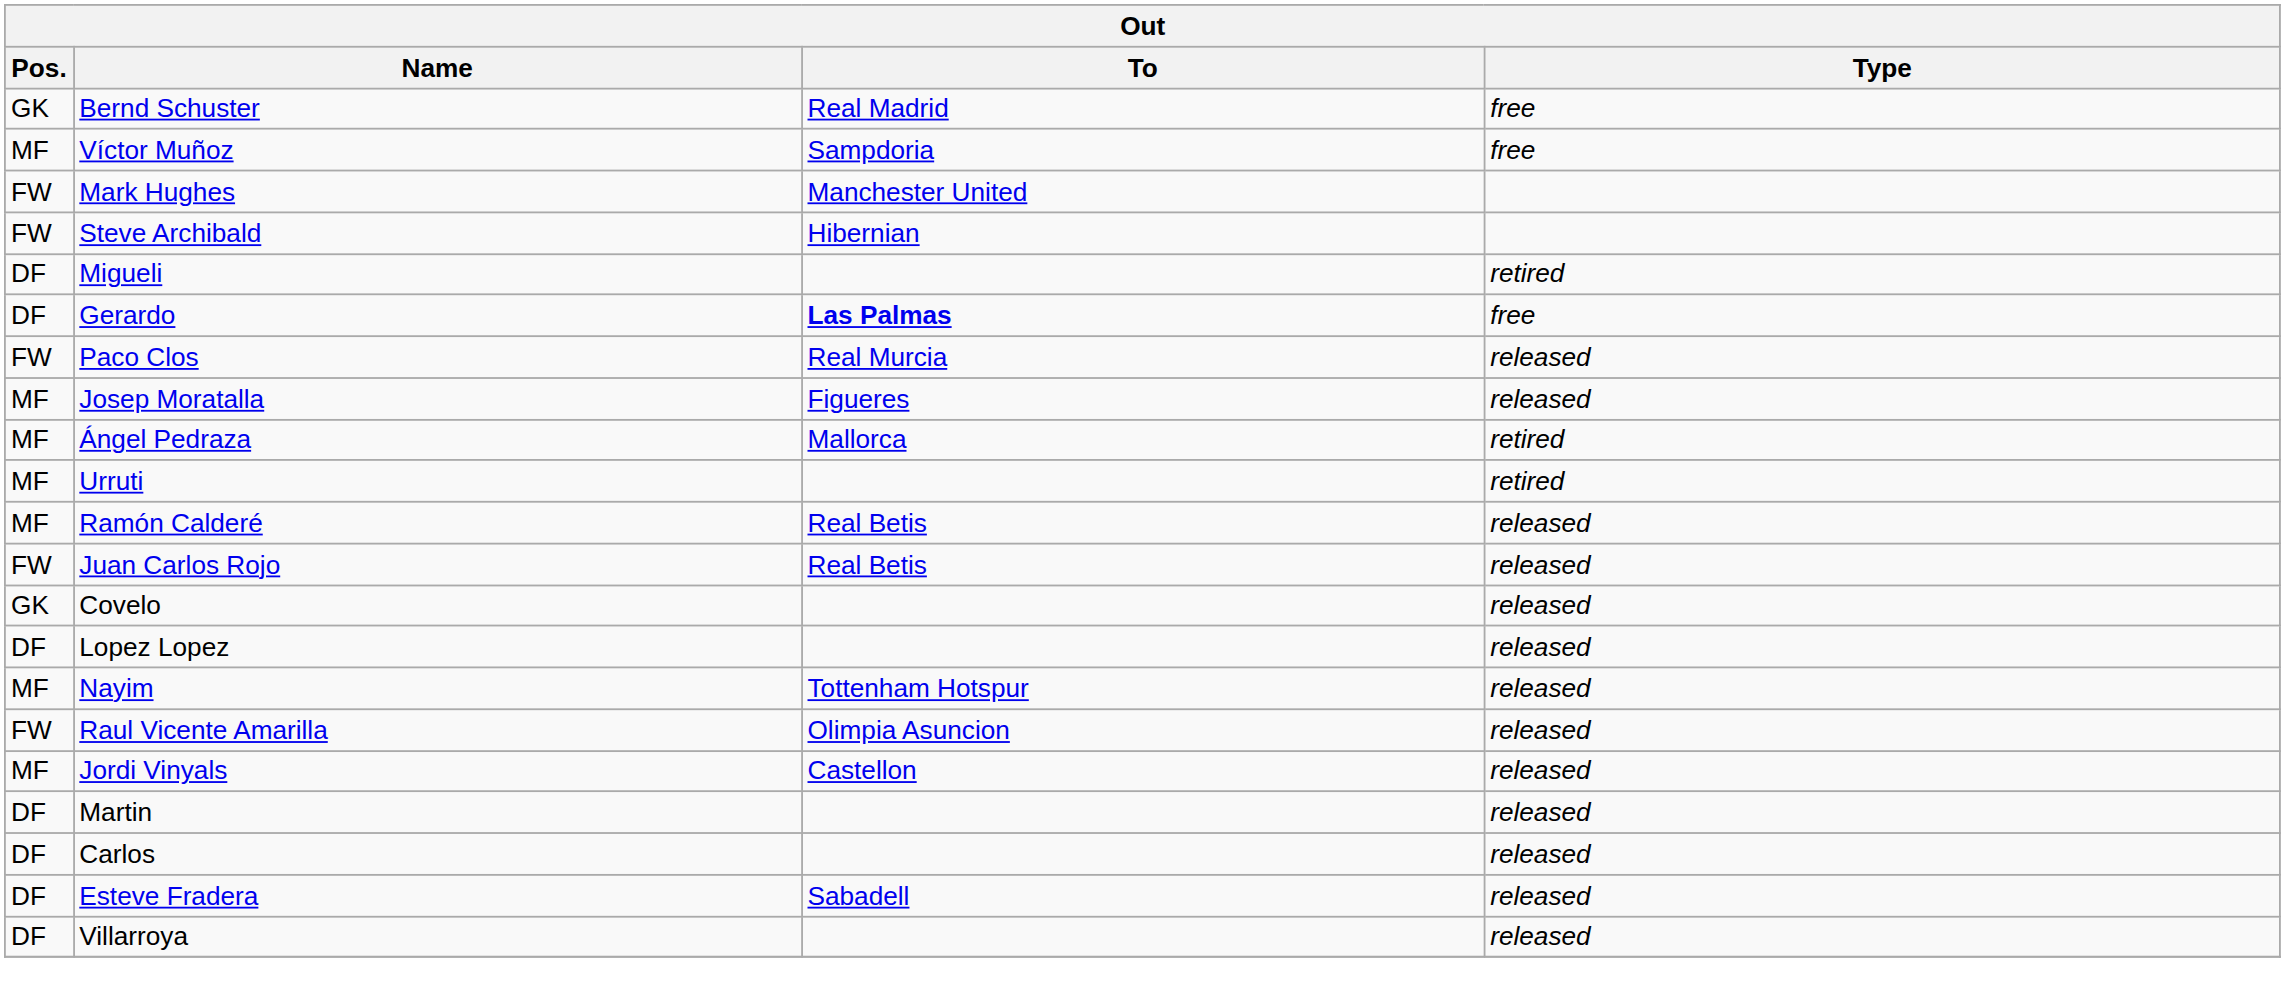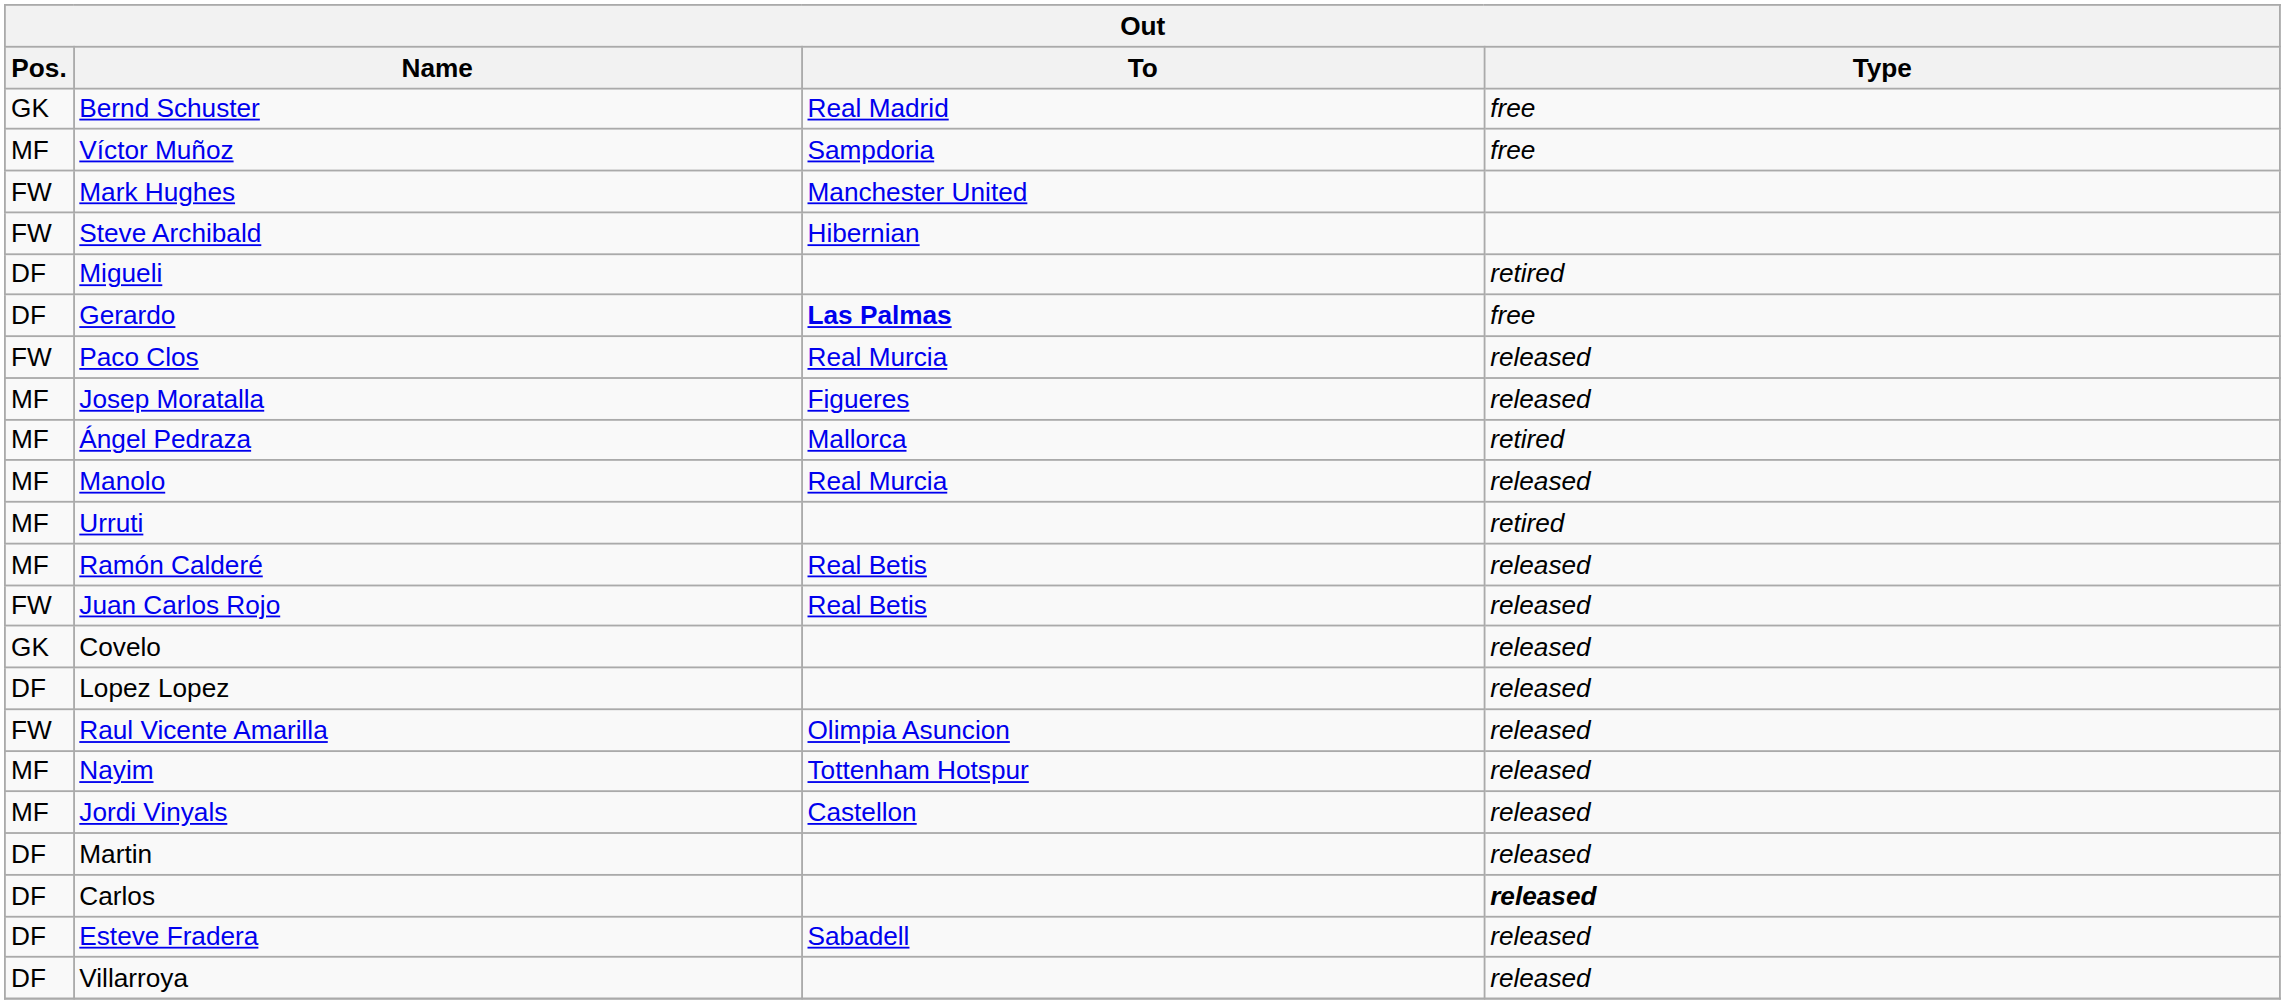+ row: (122, 481)
rows swapped: (116, 688) <-> (204, 730)
(1540, 854) normal -> (1543, 896) bold
